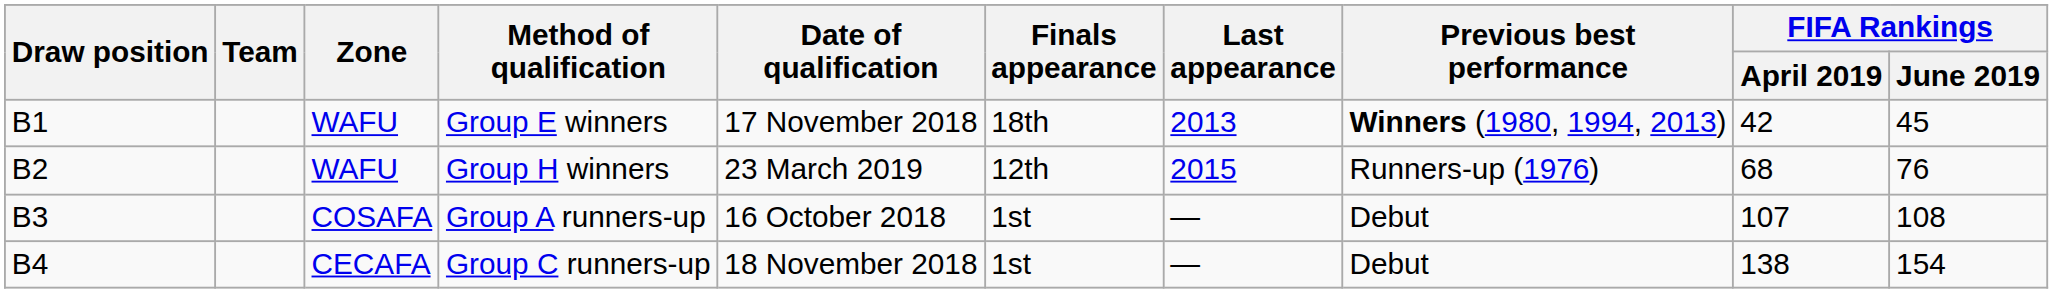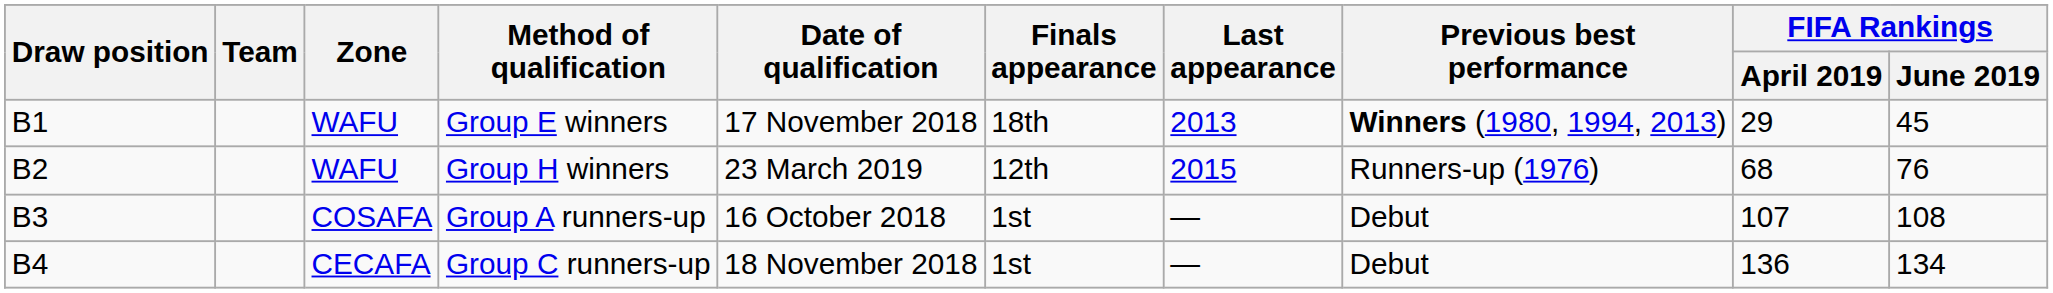(1757, 122) 42 -> (1757, 122) 29
(1765, 264) 138 -> (1765, 264) 136
(1921, 264) 154 -> (1921, 264) 134
